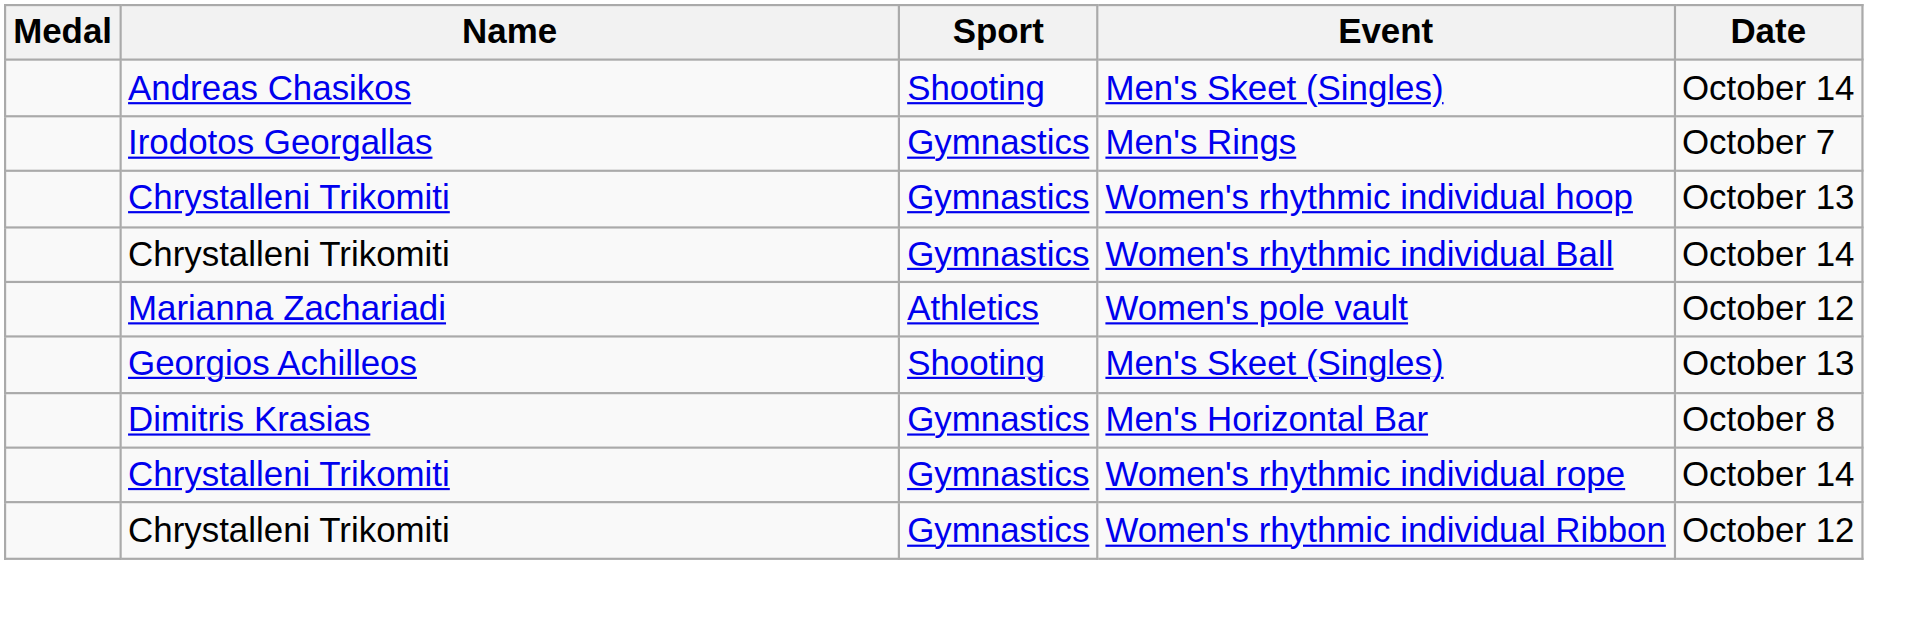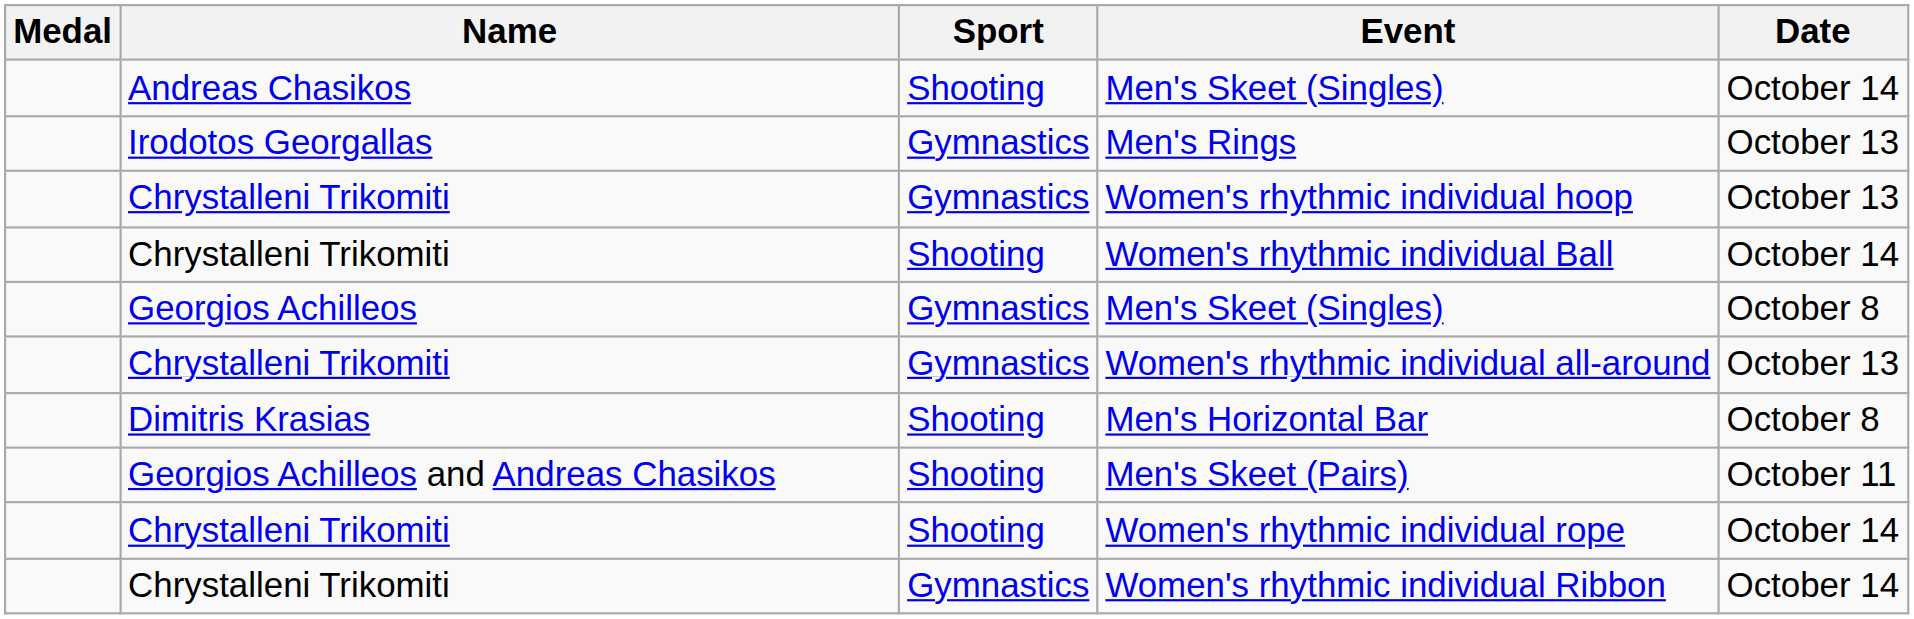(1759, 142) October 7 -> (1813, 142) October 13
(998, 253) Gymnastics -> (976, 253) Shooting
- row: (287, 308)
(976, 364) Shooting -> (998, 308) Gymnastics
(1768, 364) October 13 -> (1803, 308) October 8
+ row: (289, 364)
(998, 419) Gymnastics -> (976, 419) Shooting
+ row: (452, 474)
(998, 474) Gymnastics -> (976, 530) Shooting
(1768, 530) October 12 -> (1813, 585) October 14
